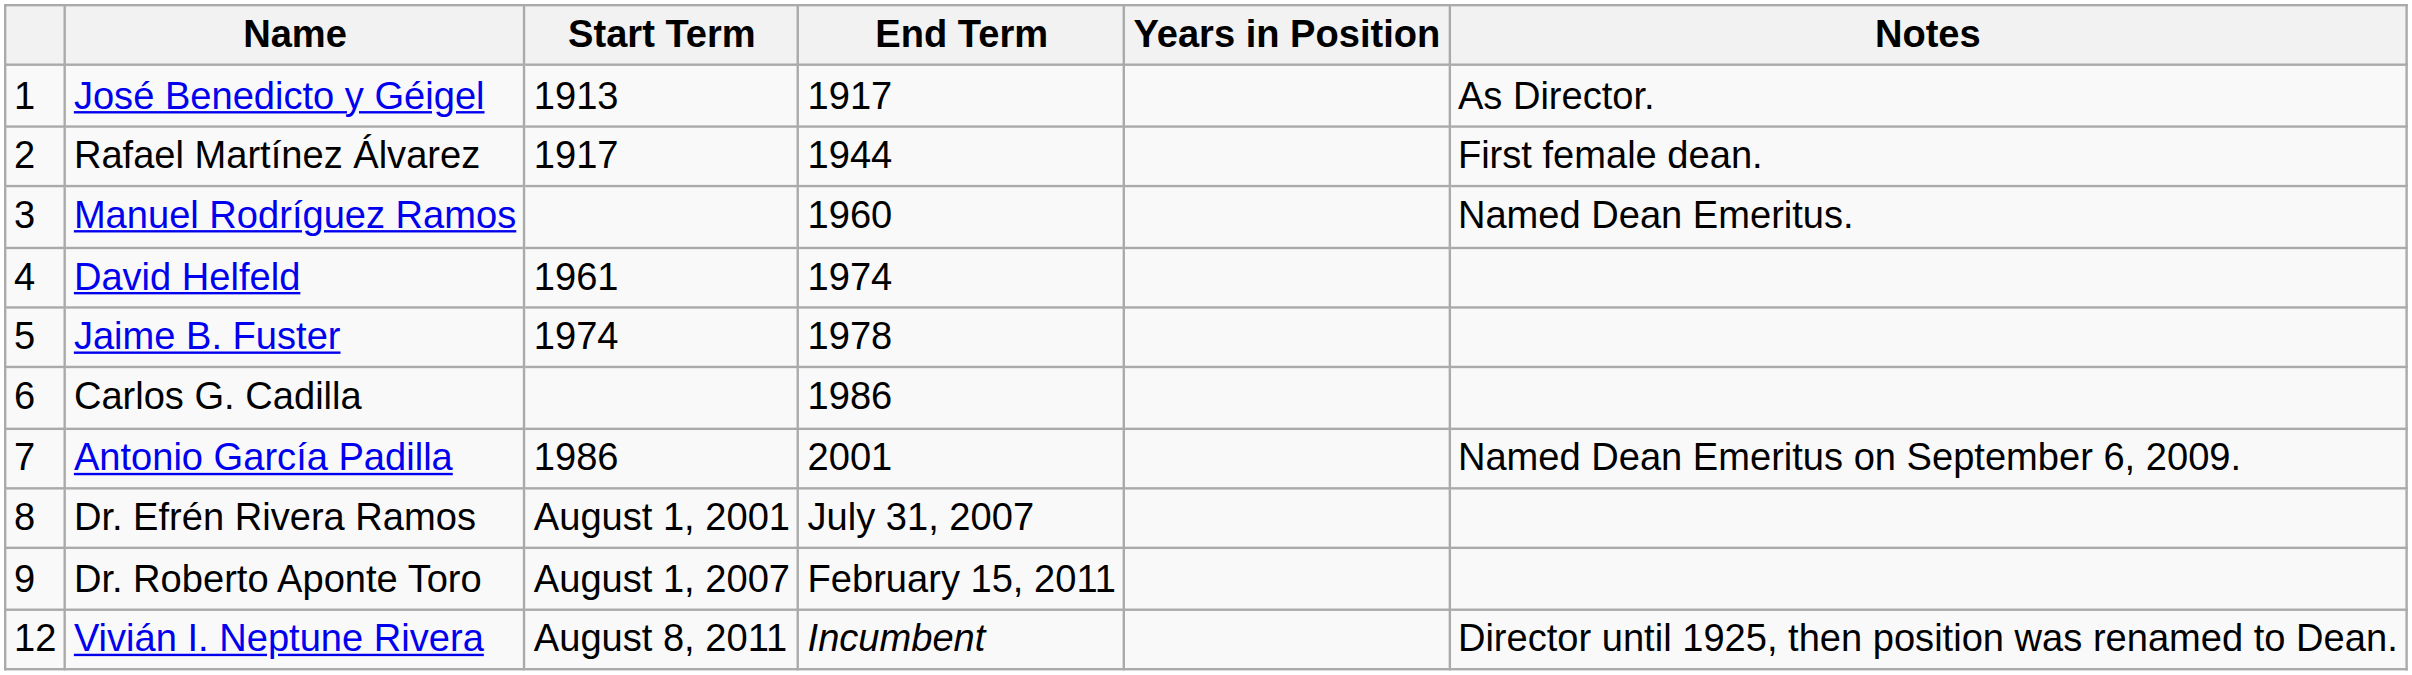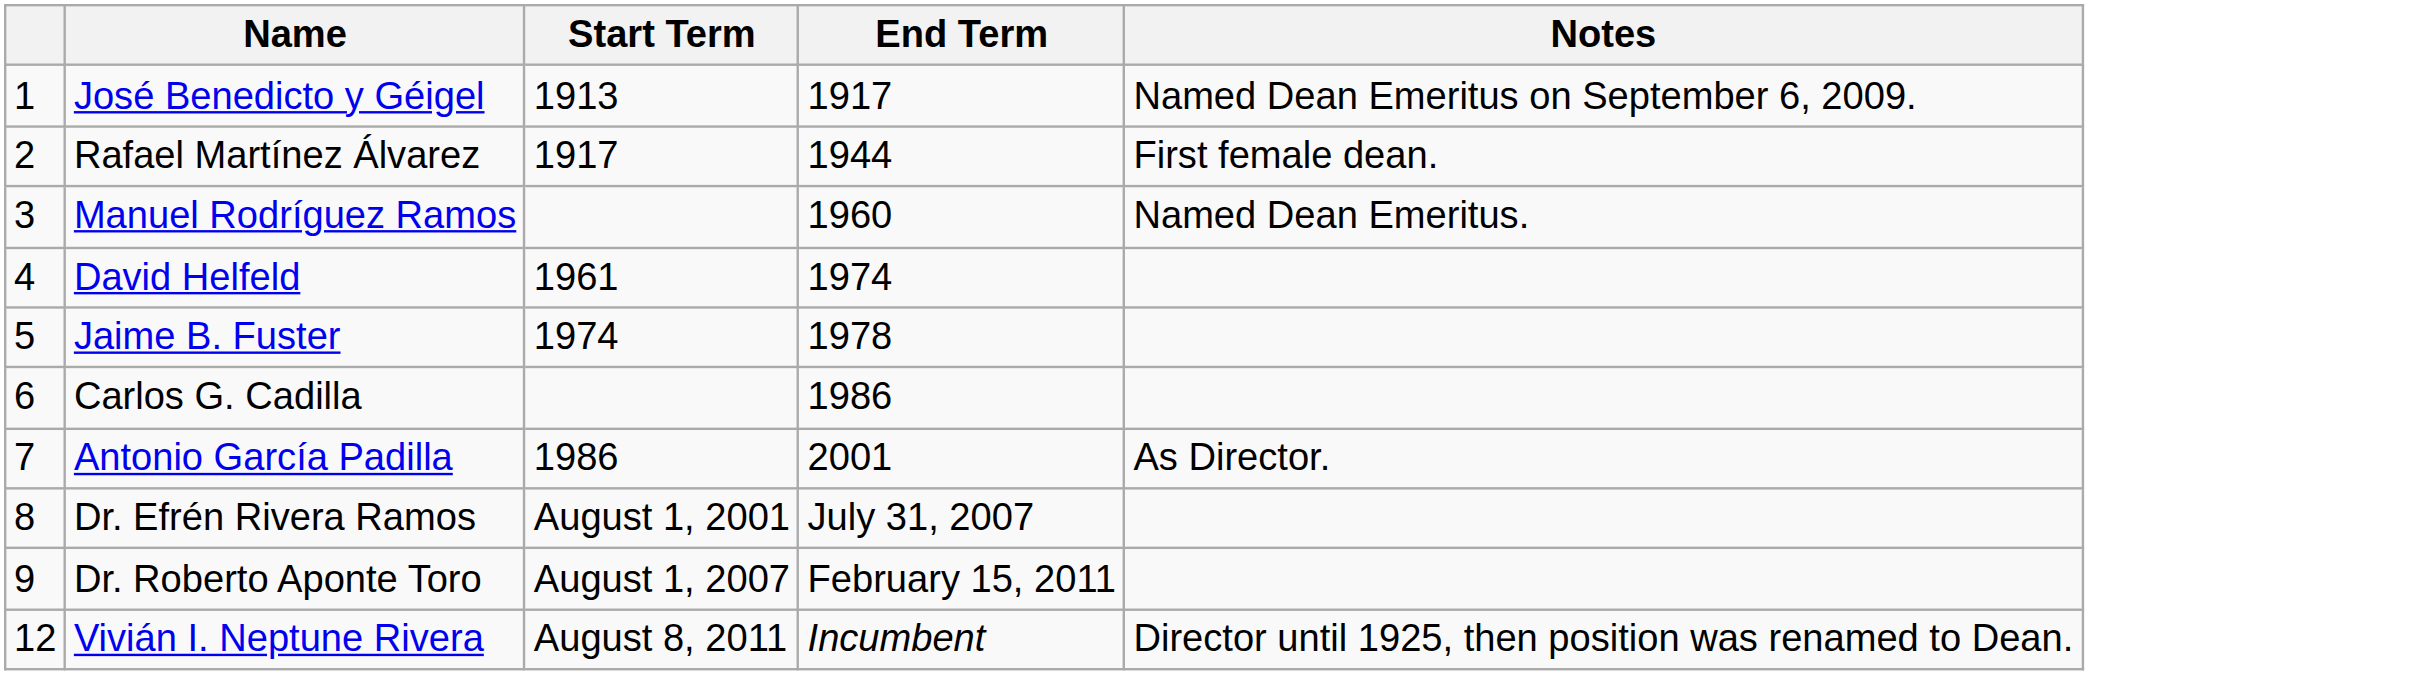- column: (1287, 34)
(1556, 95) As Director. -> (1525, 95) Named Dean Emeritus on September 6, 2009.
(1849, 457) Named Dean Emeritus on September 6, 2009. -> (1232, 457) As Director.
